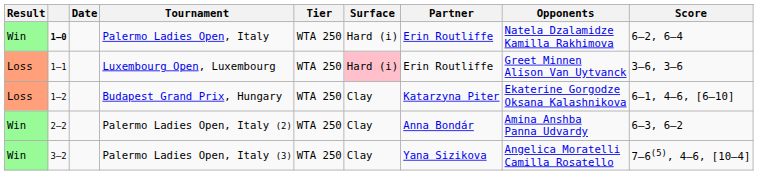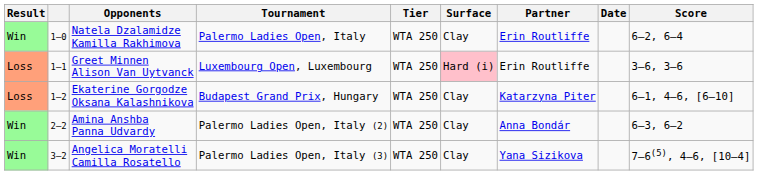columns swapped: (84, 13) <-> (566, 13)
(59, 37) bold -> (59, 37) normal
(372, 37) Hard (i) -> (456, 37) Clay
